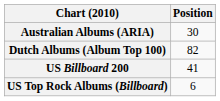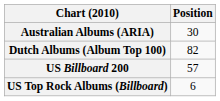(193, 68) 41 -> (193, 68) 57
